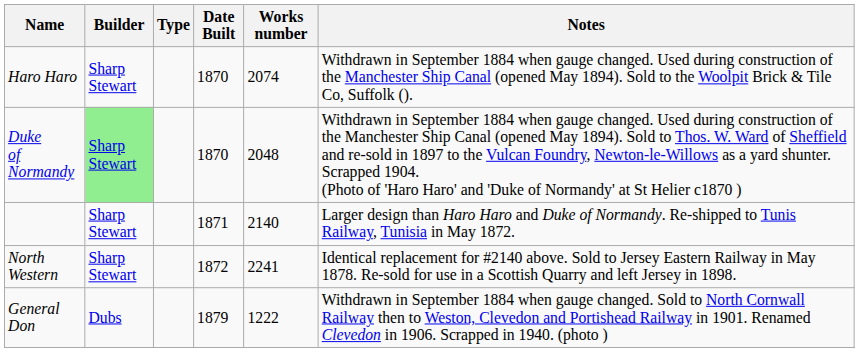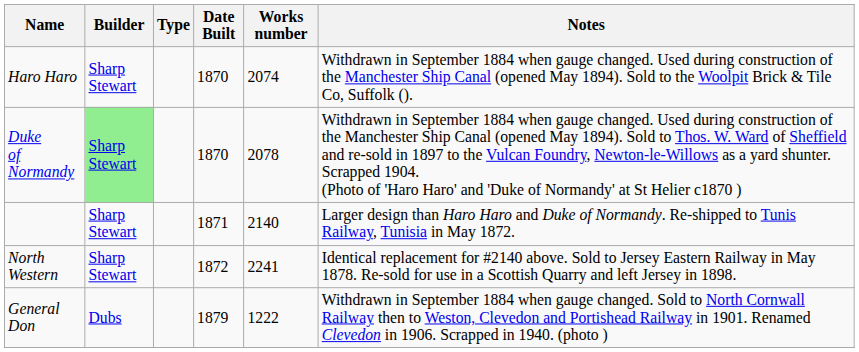(263, 154) 2048 -> (263, 154) 2078
